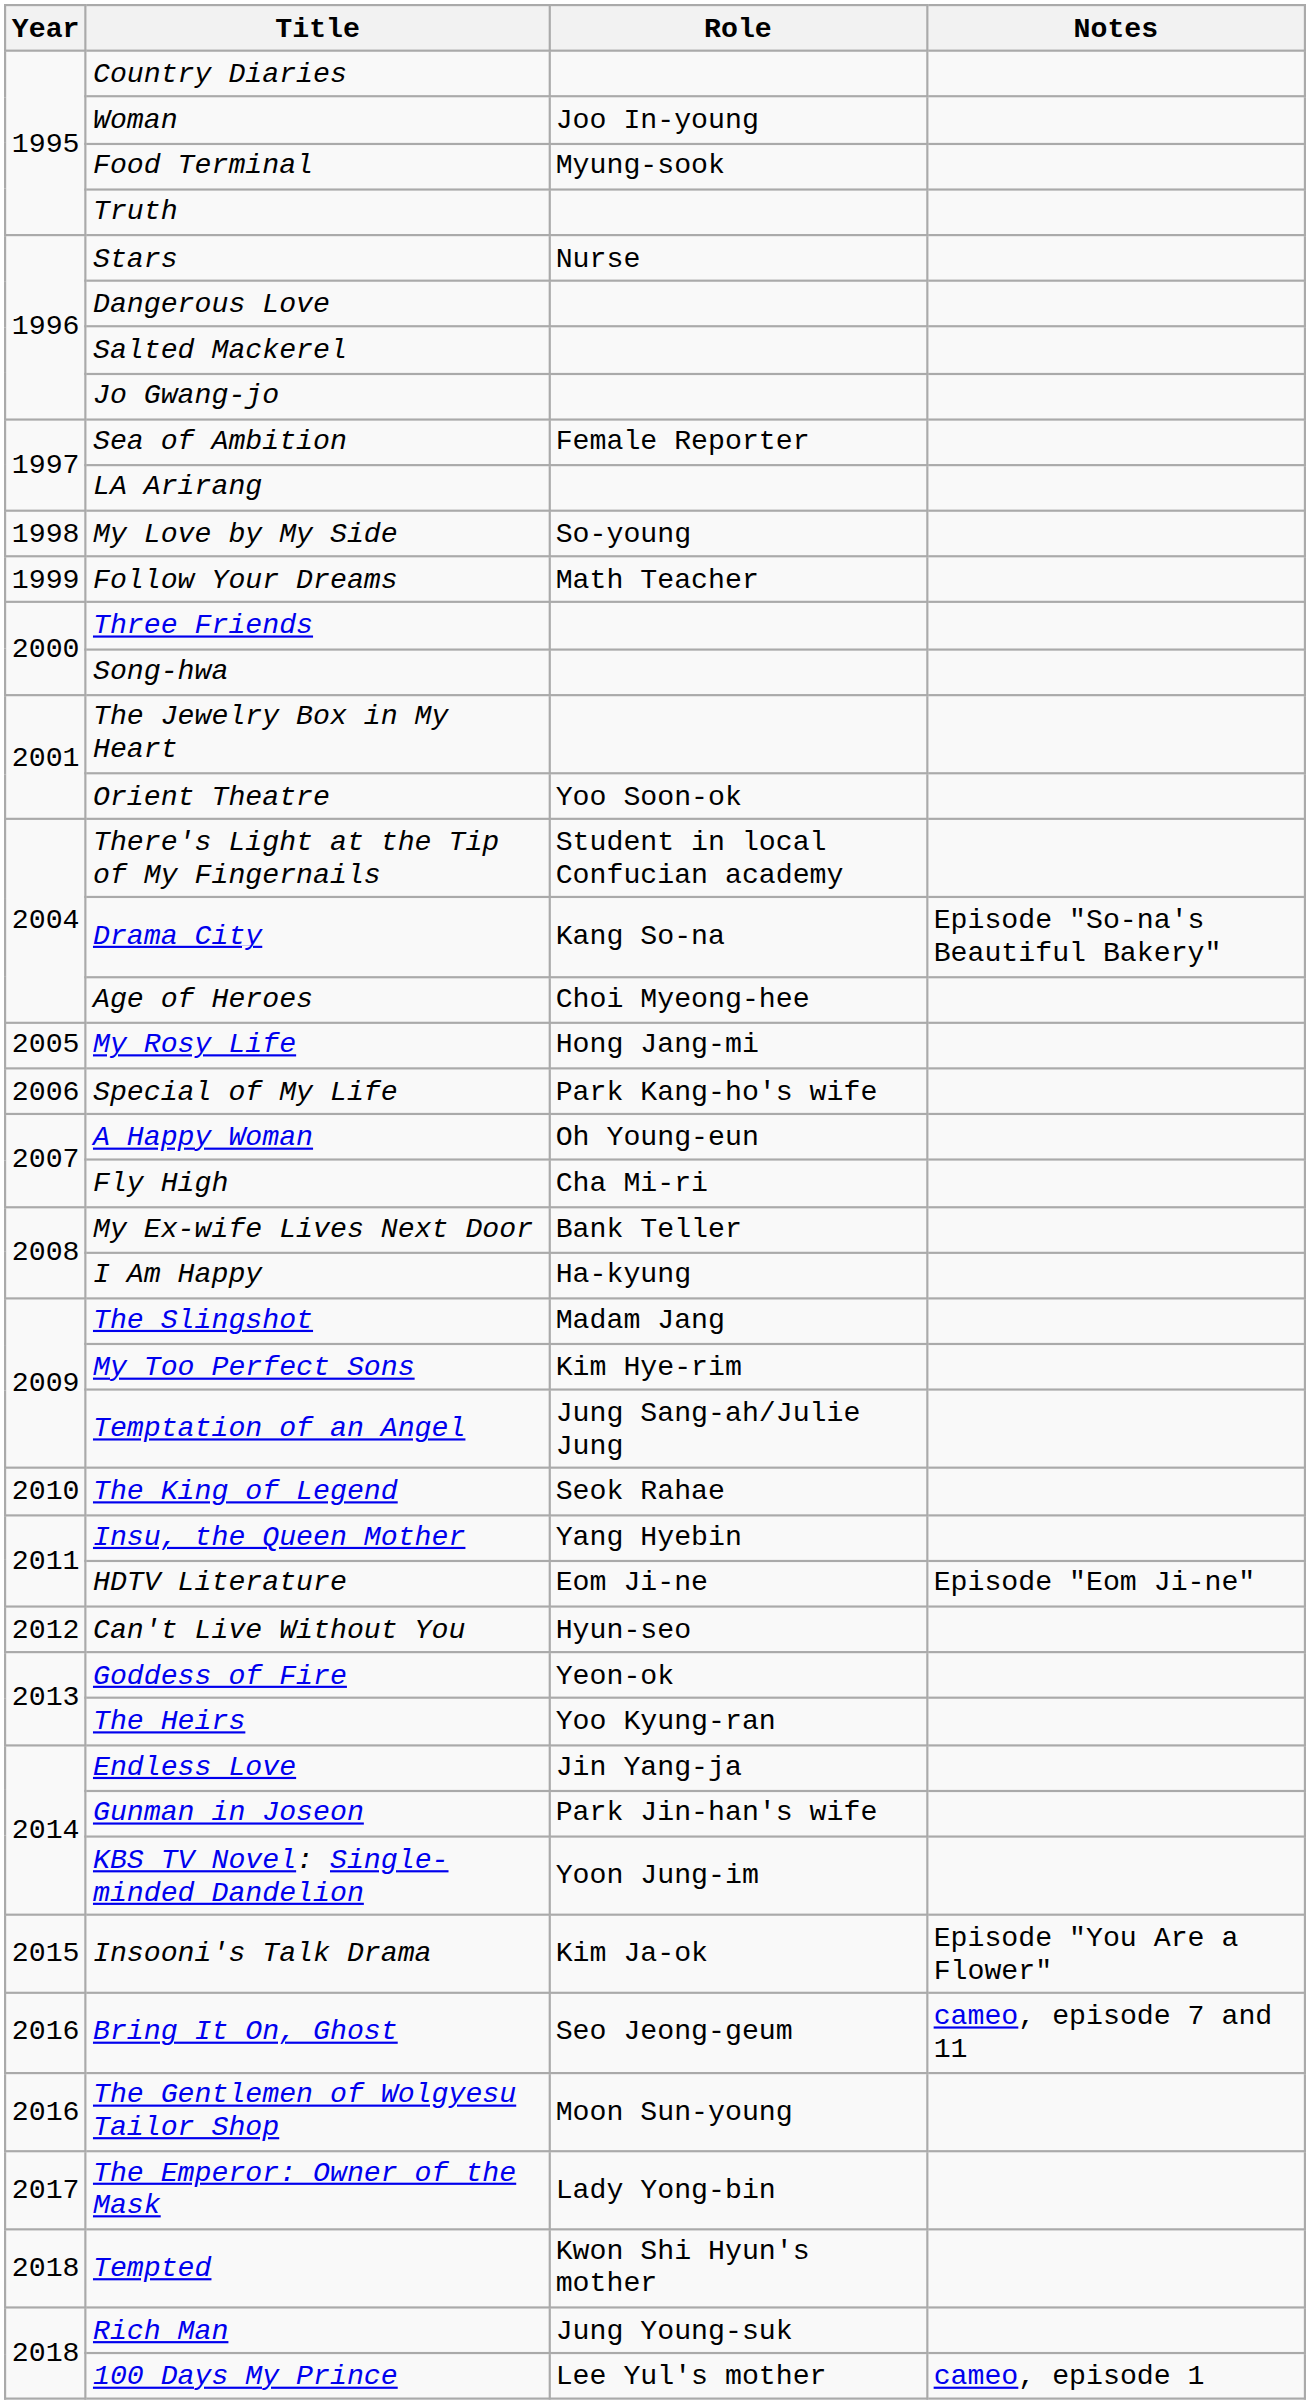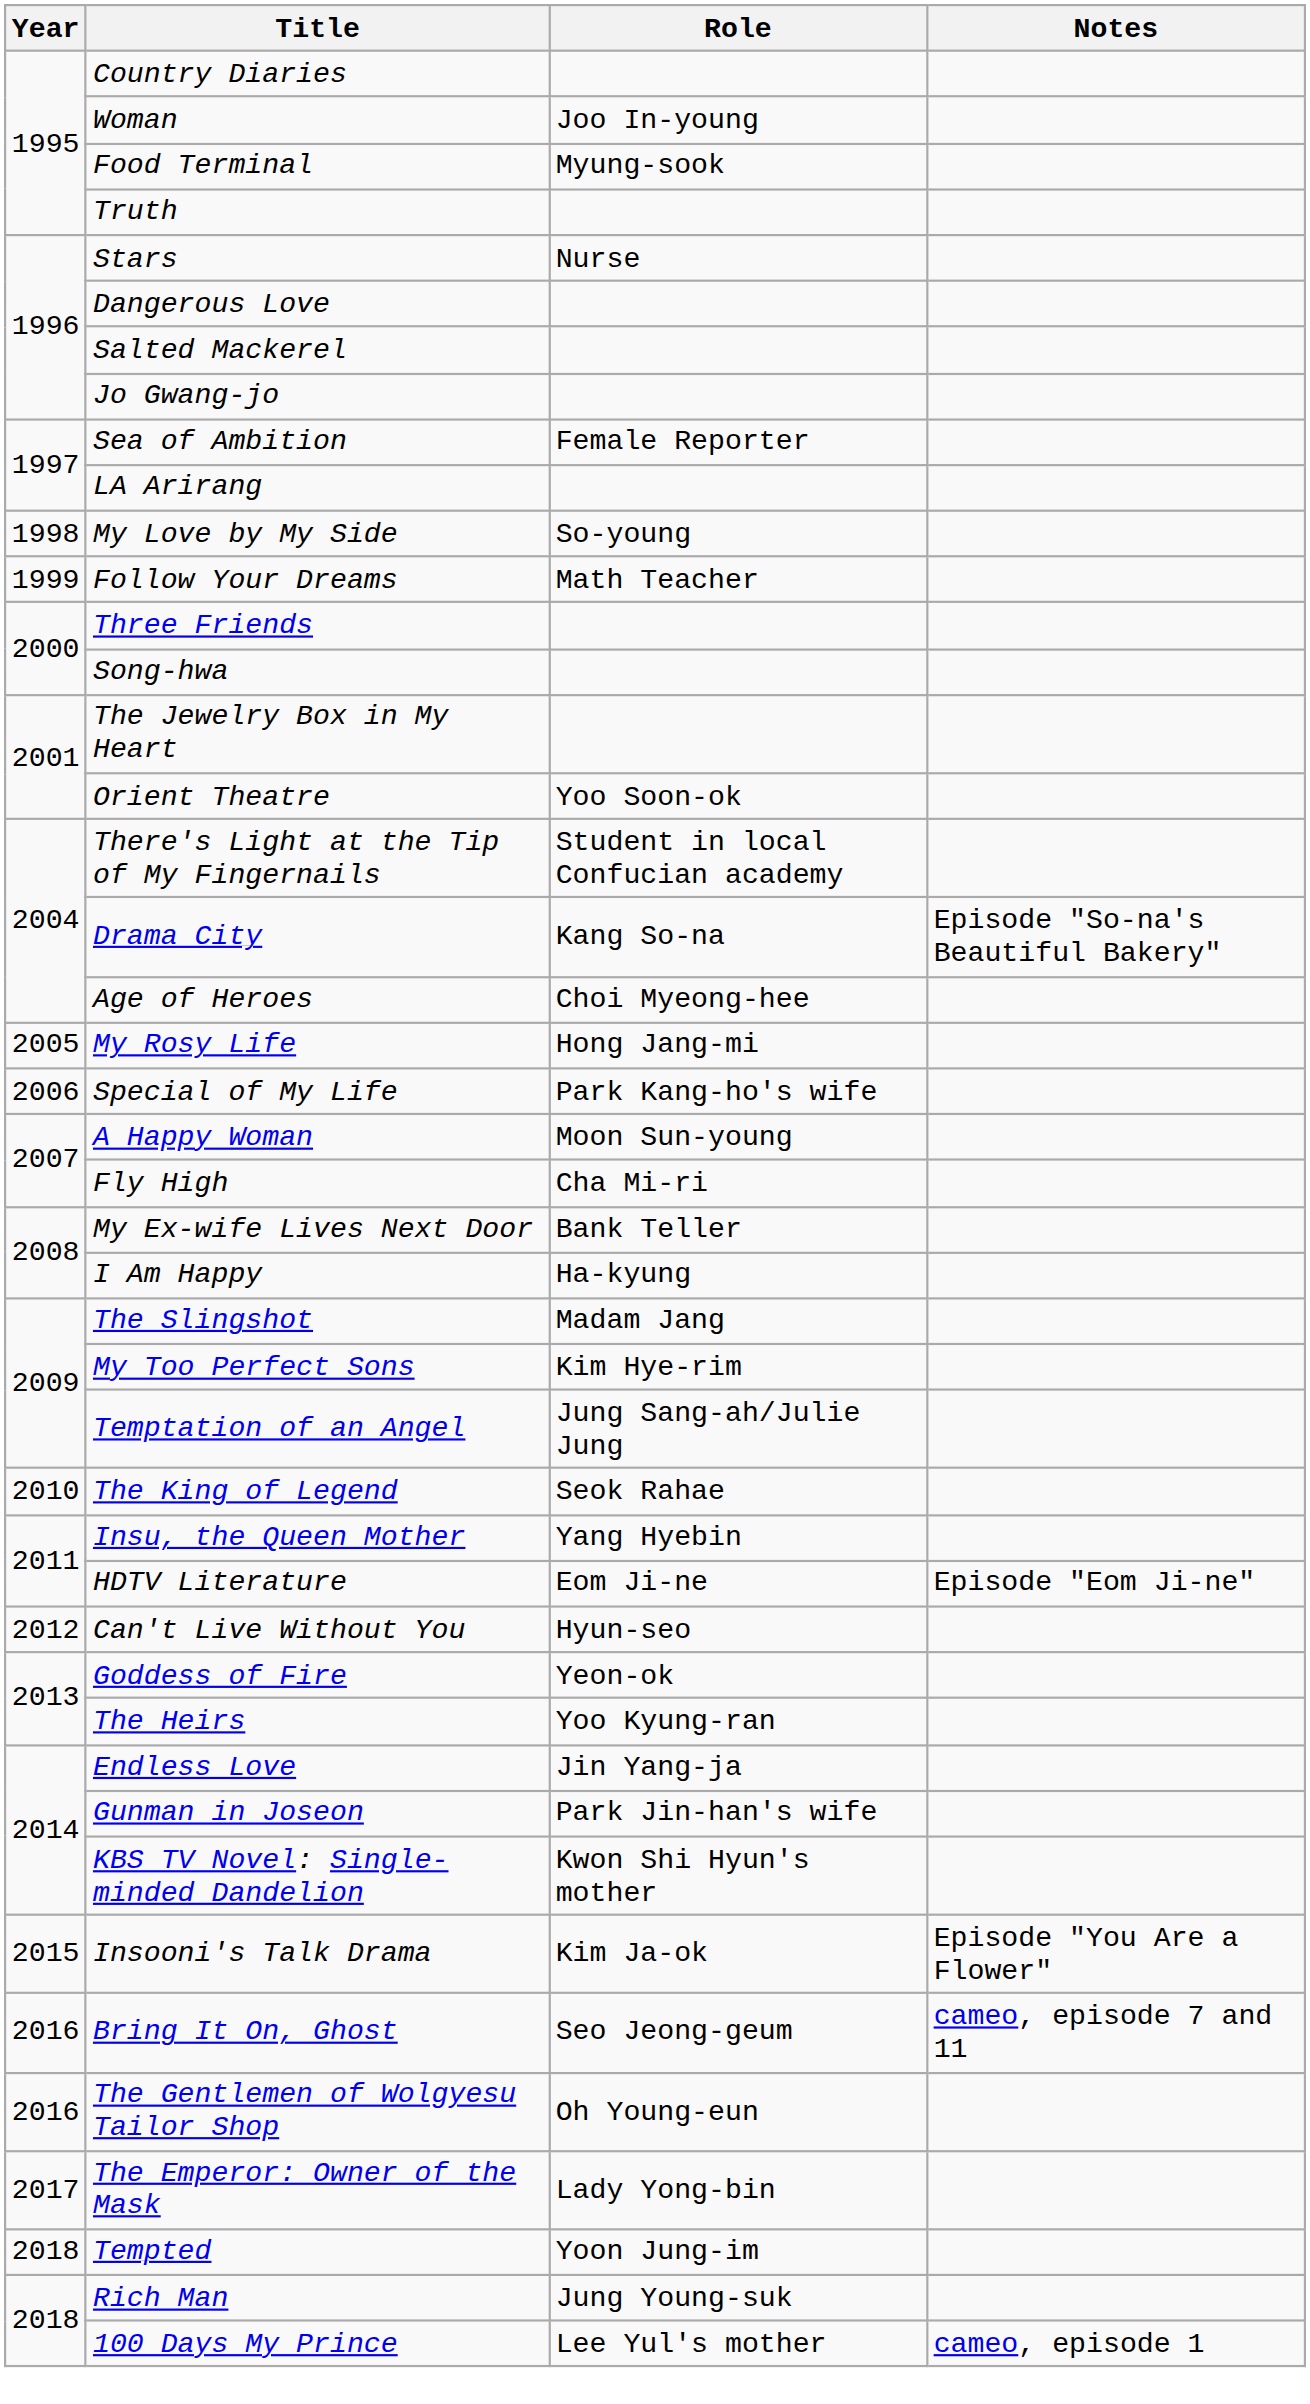(657, 1137) Oh Young-eun -> (674, 1137) Moon Sun-young
(657, 1876) Yoon Jung-im -> (683, 1876) Kwon Shi Hyun's mother
(674, 2111) Moon Sun-young -> (657, 2111) Oh Young-eun
(683, 2268) Kwon Shi Hyun's mother -> (657, 2252) Yoon Jung-im
